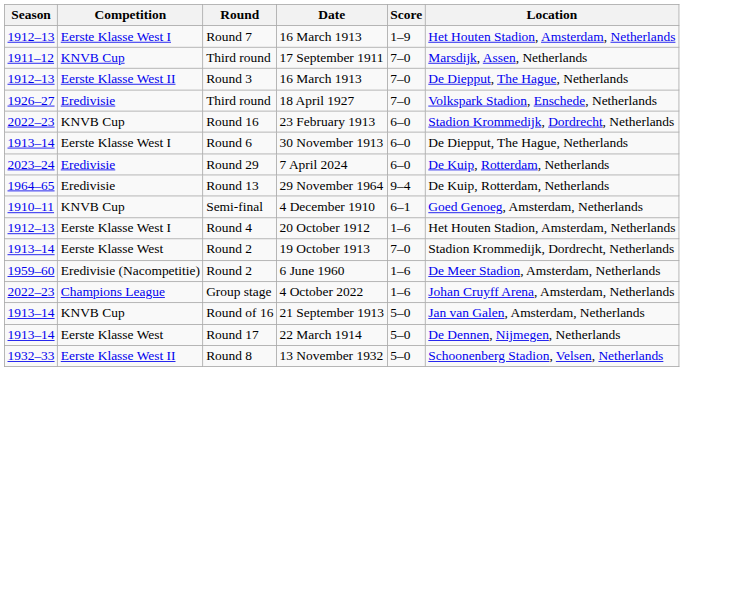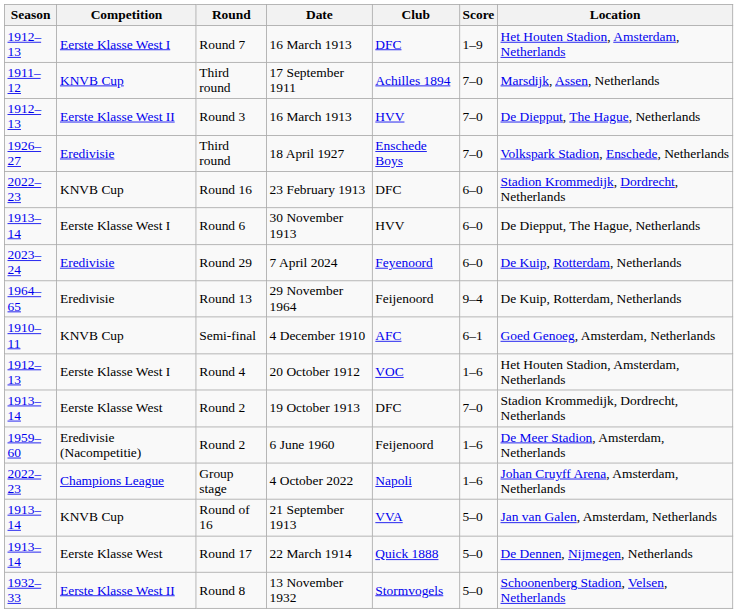+ column: (416, 15)
